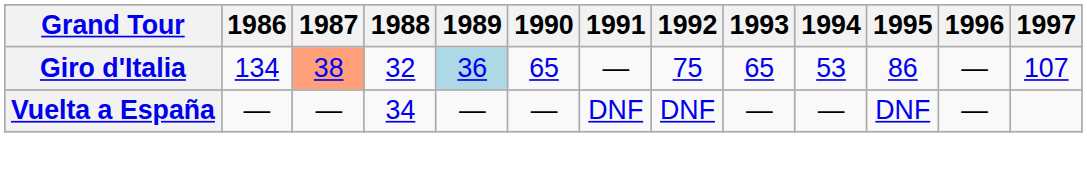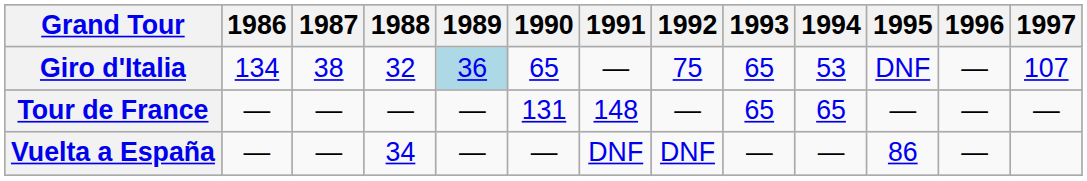(329, 68) lightsalmon background -> (329, 68) no background
(903, 68) 86 -> (903, 68) DNF
+ row: (113, 110)
(903, 110) DNF -> (903, 152) 86
